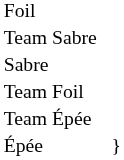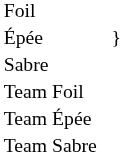rows swapped: (23, 145) <-> (50, 37)
